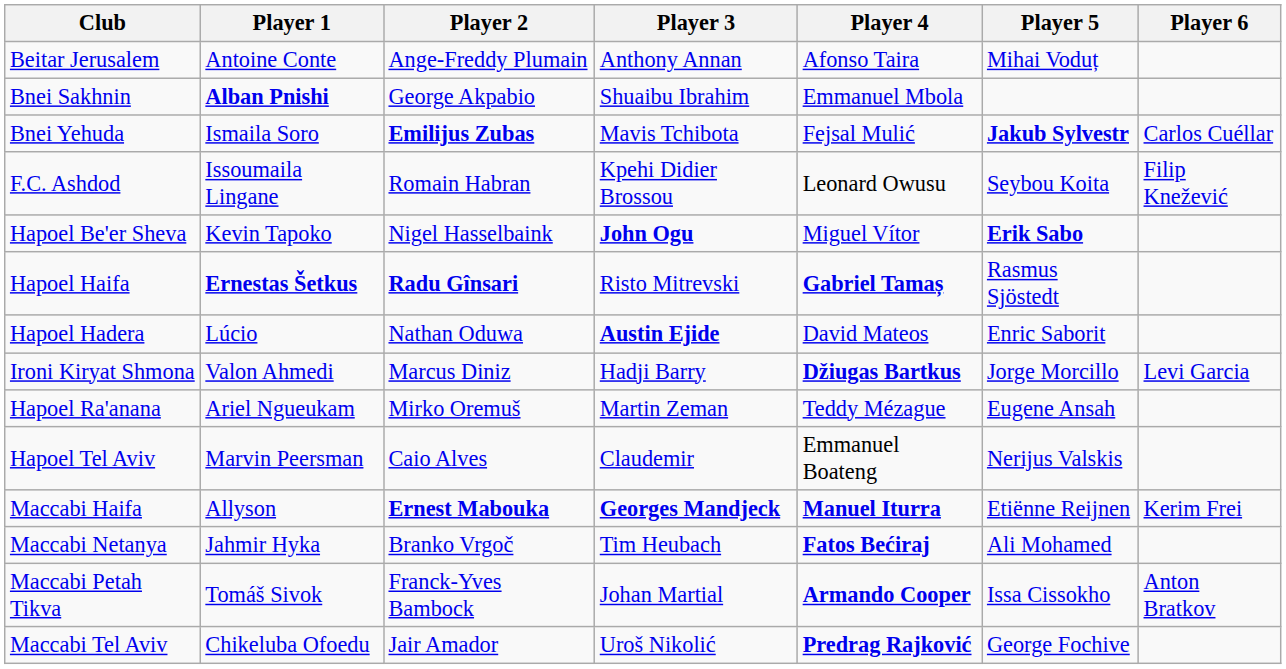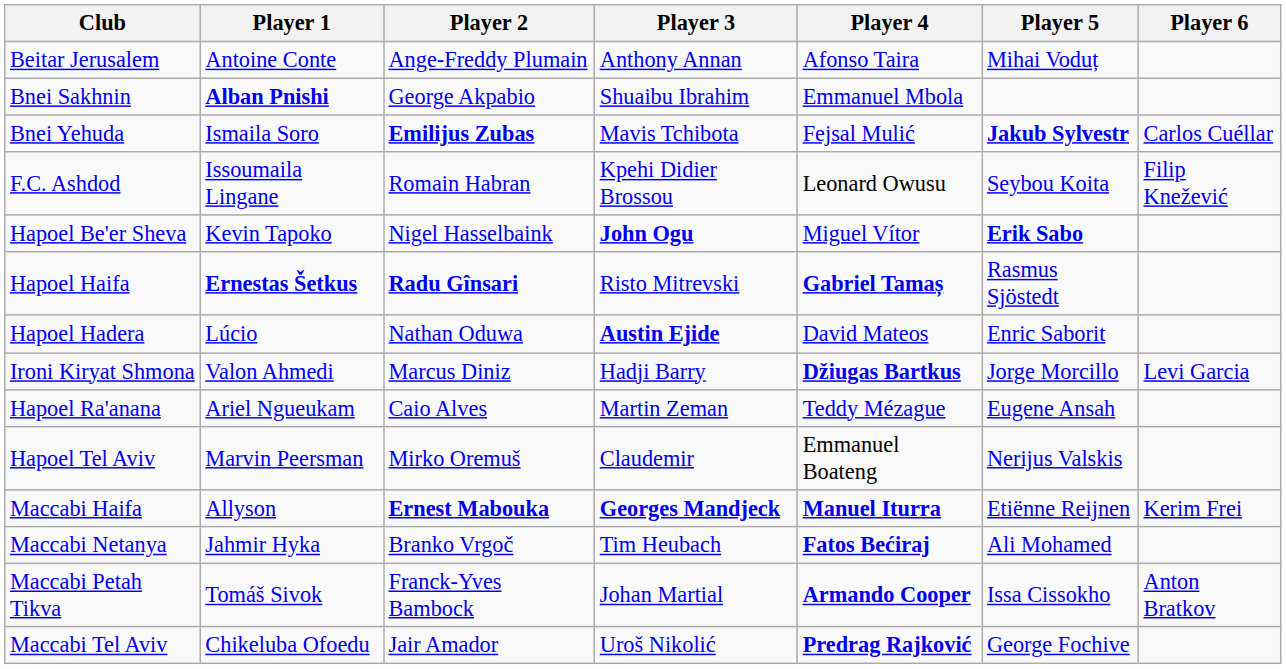(455, 407) Mirko Oremuš -> (438, 407) Caio Alves
(438, 457) Caio Alves -> (455, 457) Mirko Oremuš
